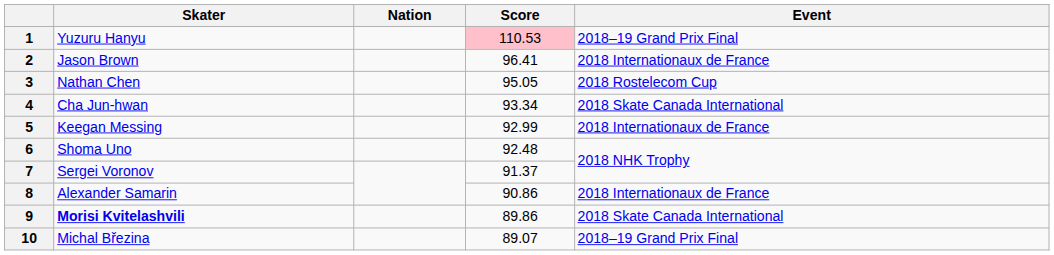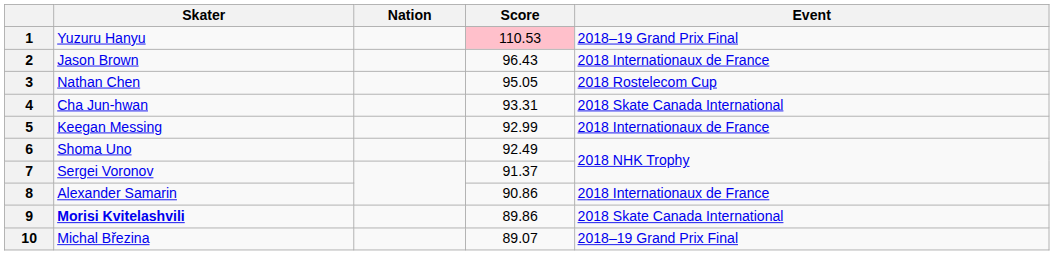(520, 60) 96.41 -> (520, 60) 96.43
(520, 104) 93.34 -> (520, 104) 93.31
(520, 149) 92.48 -> (520, 149) 92.49
